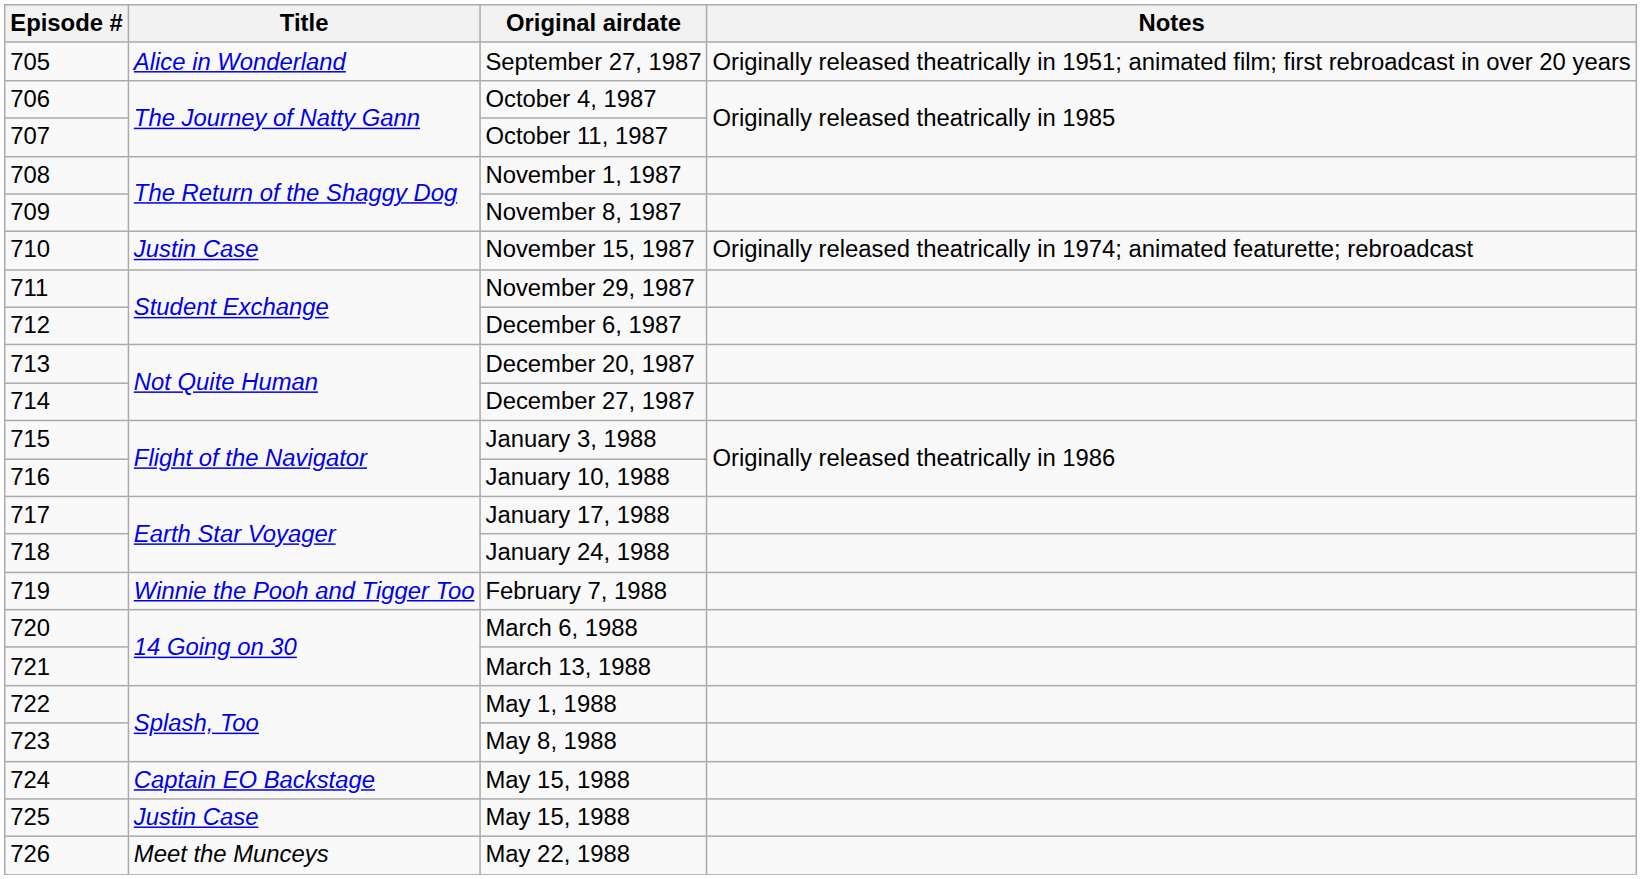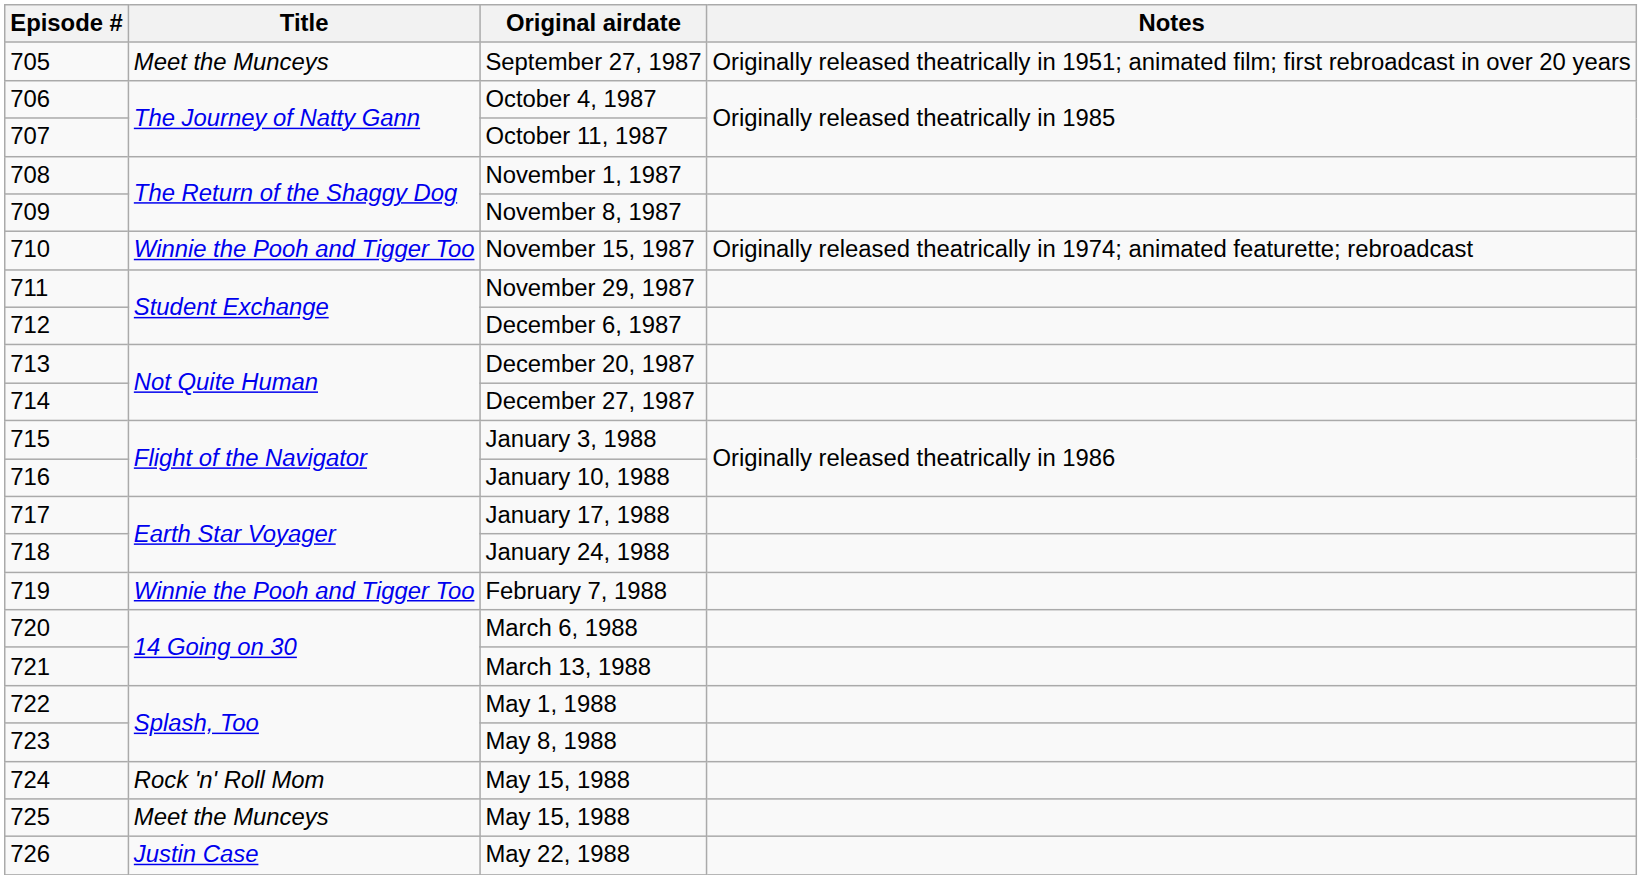(240, 61) Alice in Wonderland -> (231, 61) Meet the Munceys
(196, 250) Justin Case -> (304, 250) Winnie the Pooh and Tigger Too
(254, 779) Captain EO Backstage -> (229, 779) Rock 'n' Roll Mom
(196, 817) Justin Case -> (231, 817) Meet the Munceys
(231, 855) Meet the Munceys -> (196, 855) Justin Case
